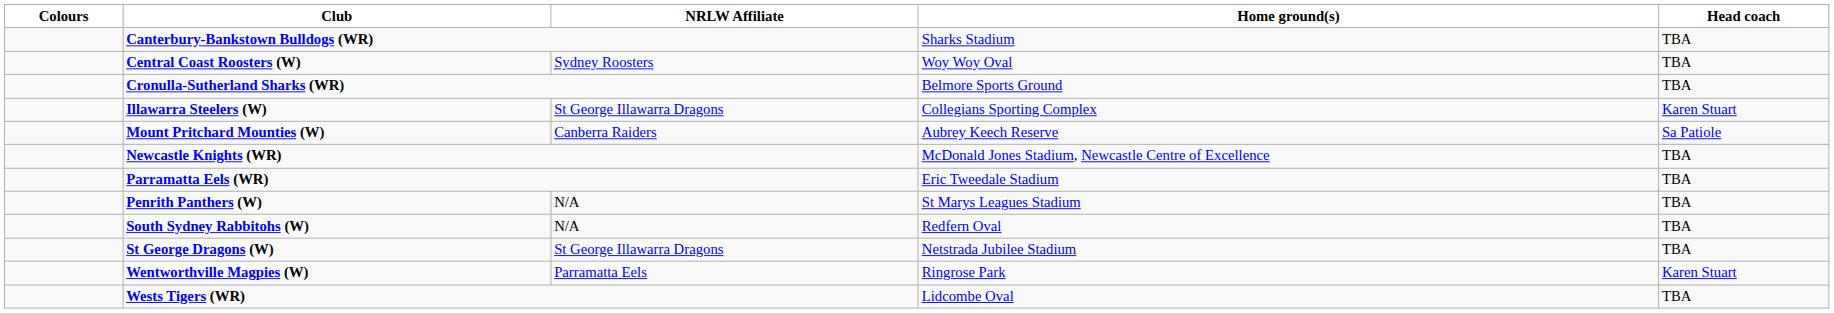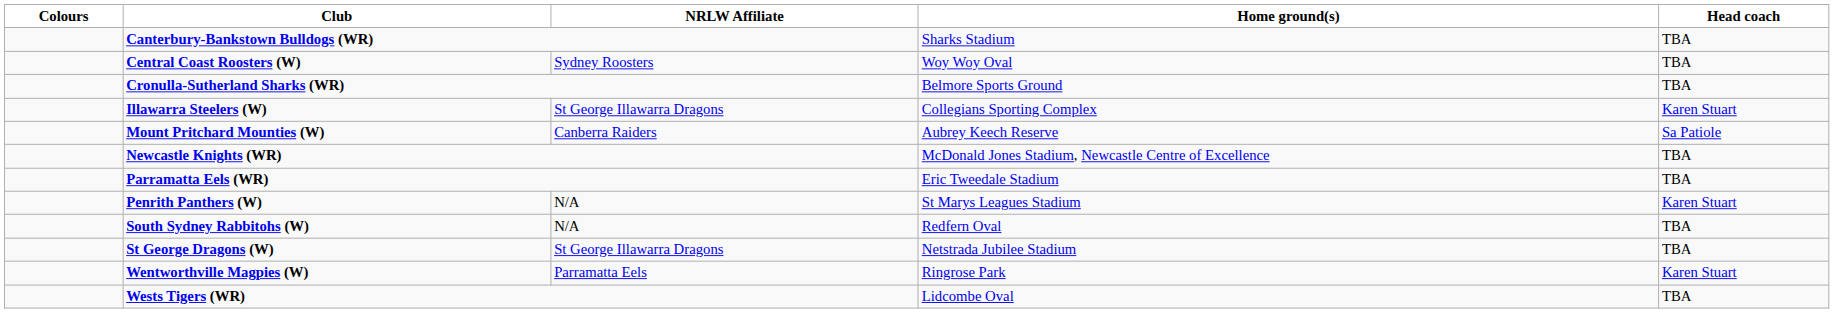(1677, 202) TBA -> (1699, 202) Karen Stuart
